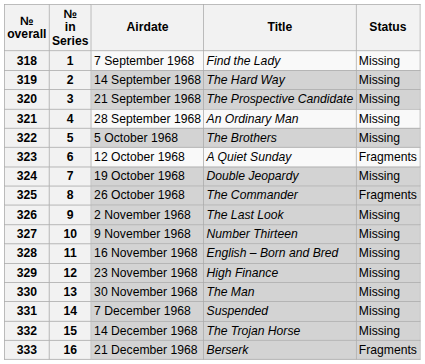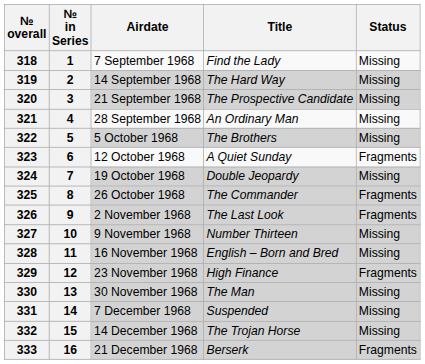(379, 215) Missing -> (388, 215) Fragments
(379, 272) Missing -> (388, 272) Fragments
